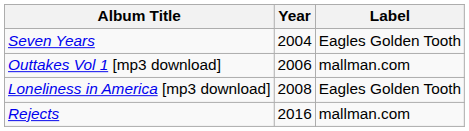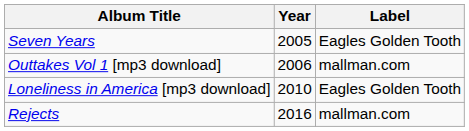(295, 41) 2004 -> (295, 41) 2005
(295, 89) 2008 -> (295, 89) 2010
